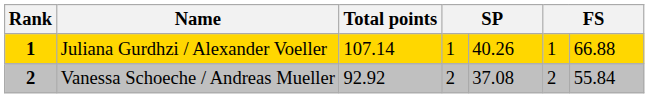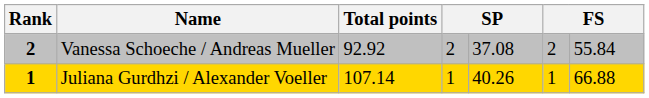rows swapped: (194, 48) <-> (198, 78)
